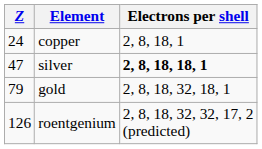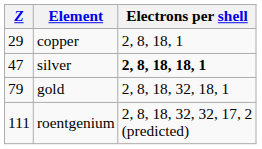(16, 41) 24 -> (16, 41) 29
(20, 122) 126 -> (19, 122) 111
